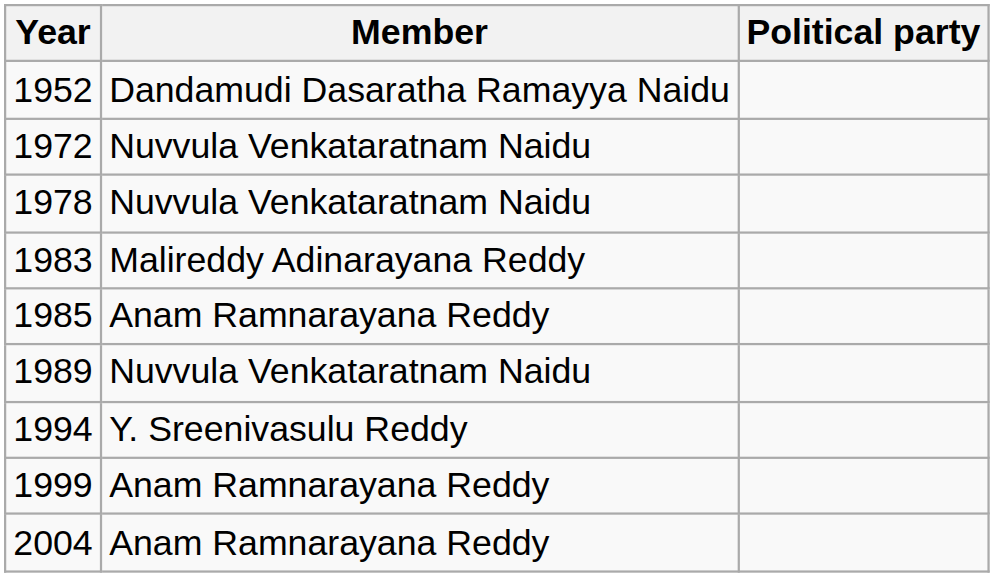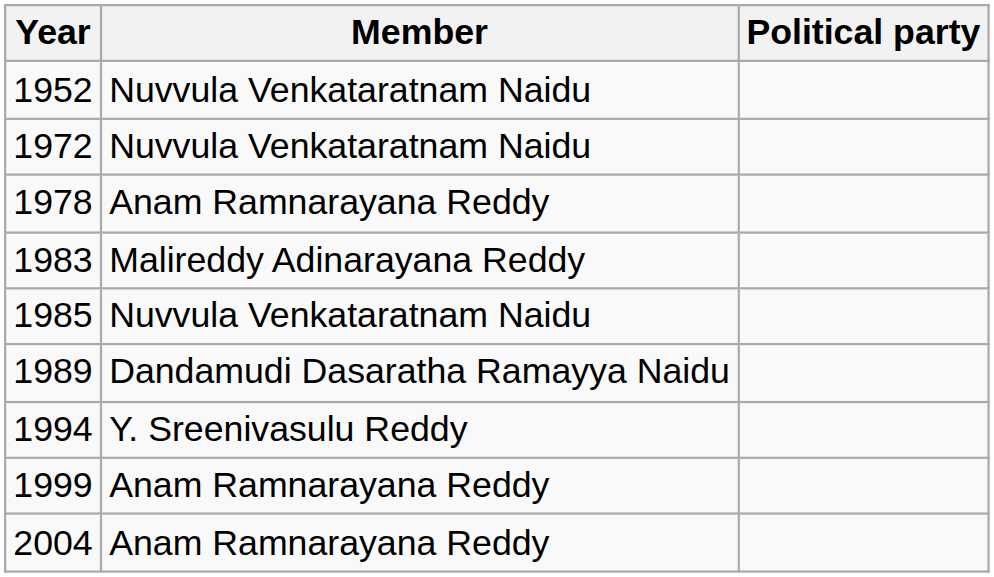(420, 89) Dandamudi Dasaratha Ramayya Naidu -> (350, 89) Nuvvula Venkataratnam Naidu
(350, 202) Nuvvula Venkataratnam Naidu -> (329, 202) Anam Ramnarayana Reddy
(329, 315) Anam Ramnarayana Reddy -> (350, 315) Nuvvula Venkataratnam Naidu
(350, 372) Nuvvula Venkataratnam Naidu -> (420, 372) Dandamudi Dasaratha Ramayya Naidu
